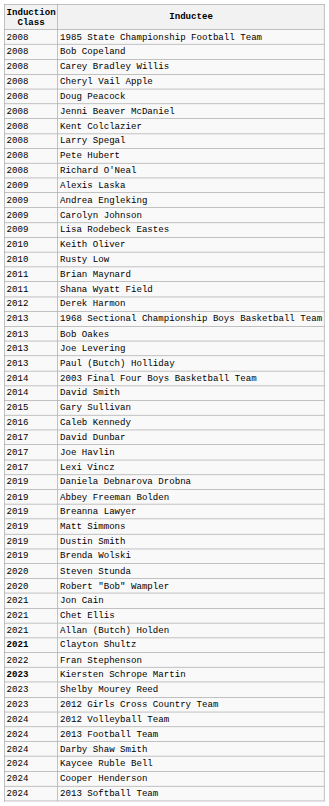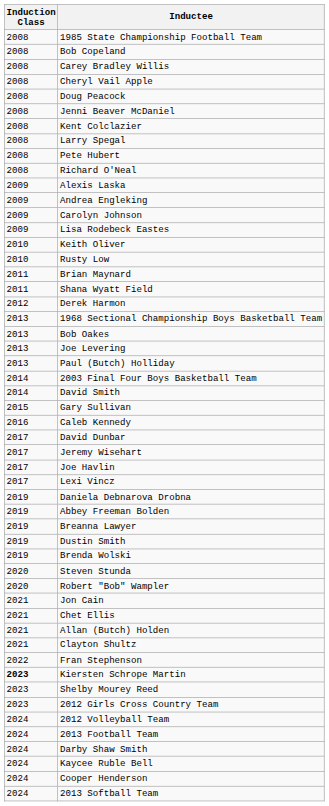+ row: (101, 452)
- row: (93, 527)
(17, 645) bold -> (17, 645) normal
